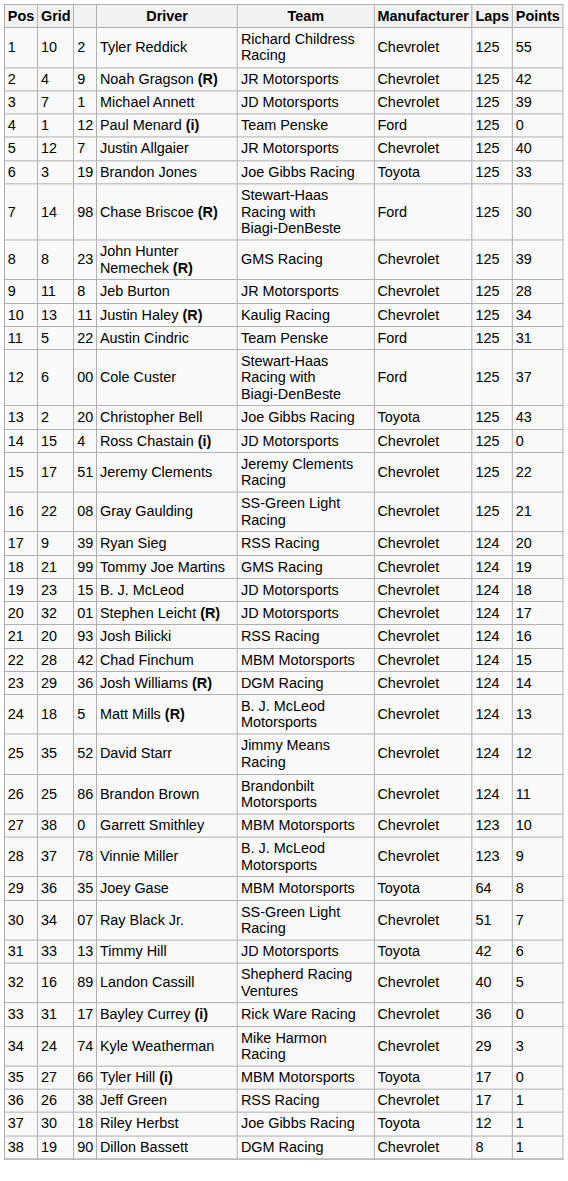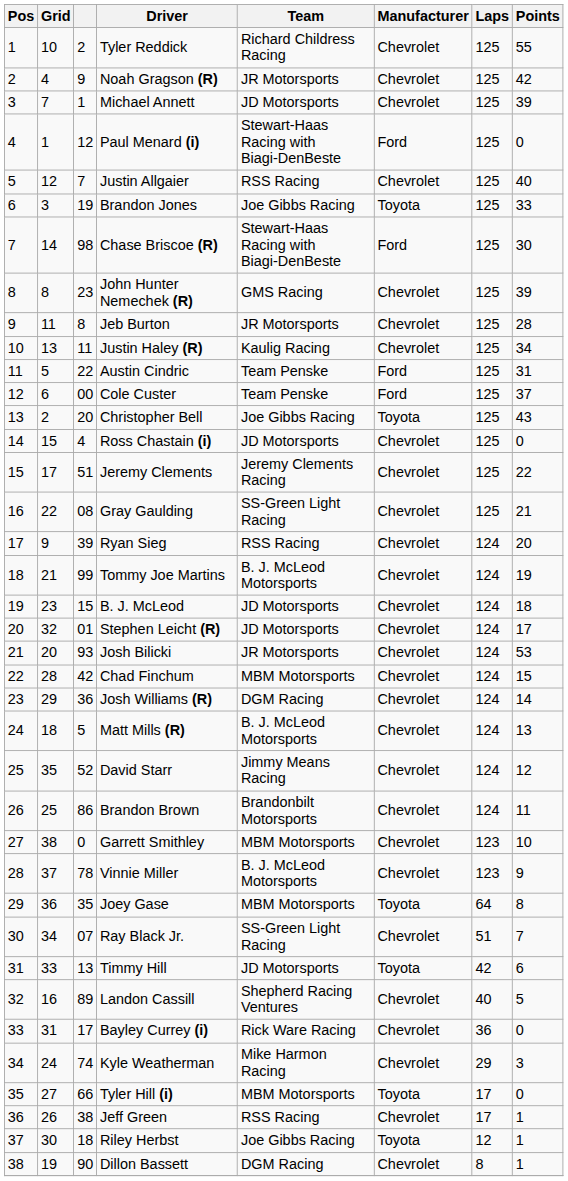(285, 125) Team Penske -> (291, 141) Stewart-Haas Racing with Biagi-DenBeste
(290, 148) JR Motorsports -> (280, 181) RSS Racing
(291, 377) Stewart-Haas Racing with Biagi-DenBeste -> (285, 393) Team Penske
(282, 566) GMS Racing -> (283, 574) B. J. McLeod Motorsports
(280, 636) RSS Racing -> (290, 652) JR Motorsports
(524, 636) 16 -> (524, 652) 53
